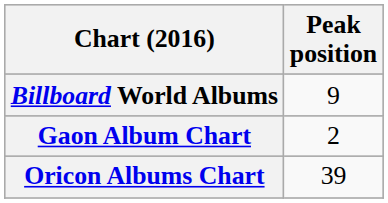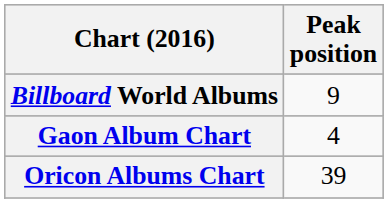(334, 135) 2 -> (334, 135) 4
